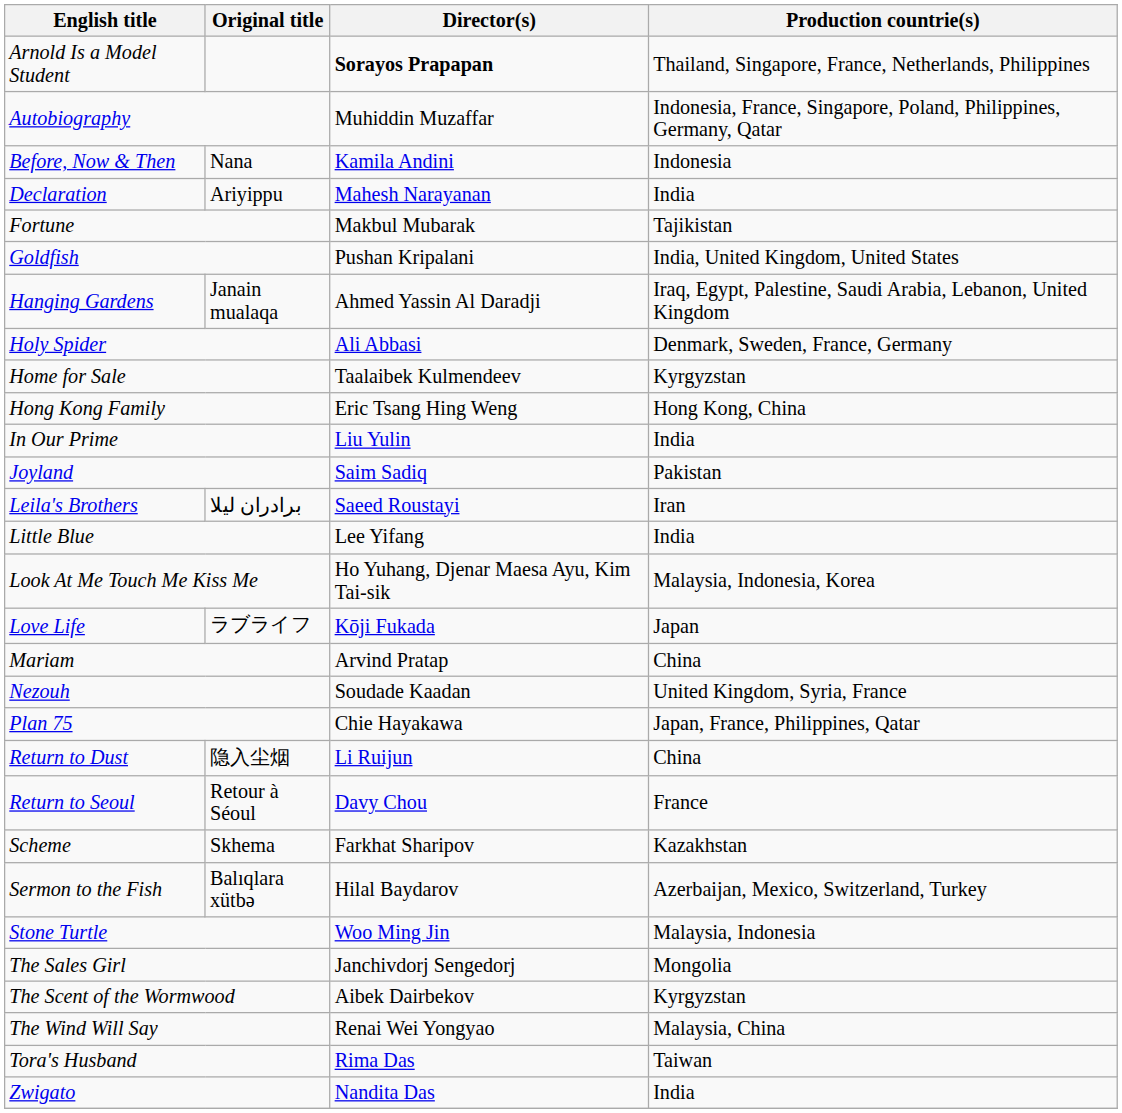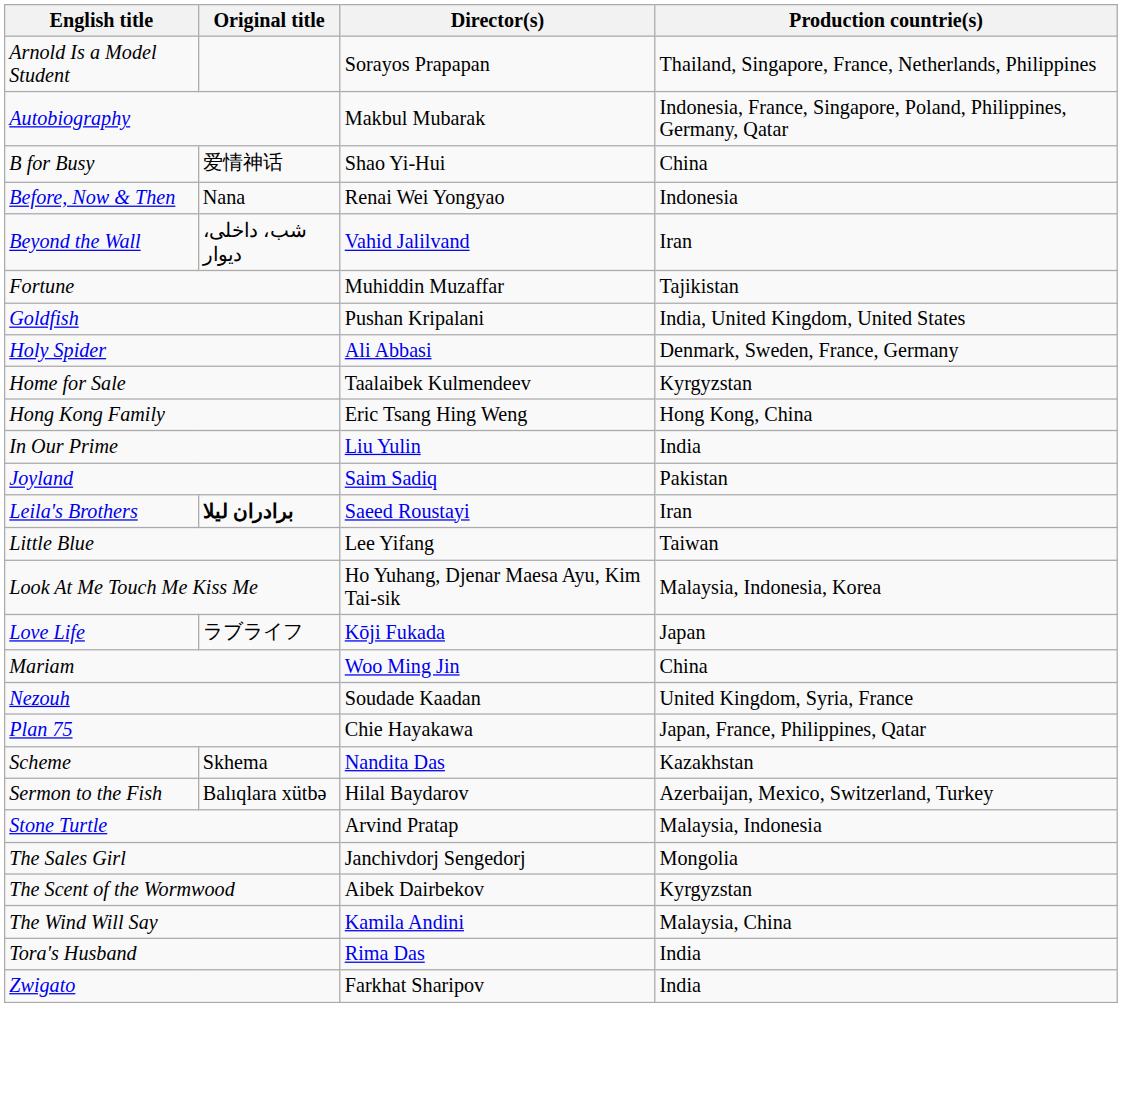(414, 63) bold -> (417, 63) normal
(414, 118) Muhiddin Muzaffar -> (415, 118) Makbul Mubarak
+ row: (52, 163)
(394, 161) Kamila Andini -> (425, 197) Renai Wei Yongyao
+ row: (75, 242)
- row: (58, 193)
(405, 225) Makbul Mubarak -> (424, 286) Muhiddin Muzaffar
- row: (81, 300)
(255, 505) normal -> (248, 511) bold
(674, 537) India -> (689, 543) Taiwan
(391, 659) Arvind Pratap -> (402, 666) Woo Ming Jin
- row: (69, 757)
- row: (72, 802)
(404, 846) Farkhat Sharipov -> (395, 761) Nandita Das
(392, 932) Woo Ming Jin -> (402, 825) Arvind Pratap
(415, 1028) Renai Wei Yongyao -> (404, 921) Kamila Andini
(683, 1060) Taiwan -> (680, 953) India
(385, 1092) Nandita Das -> (414, 985) Farkhat Sharipov
